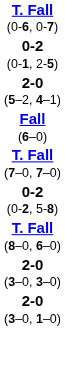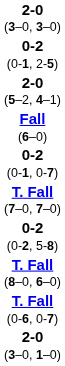rows swapped: (32, 18) <-> (32, 273)
+ row: (32, 163)
